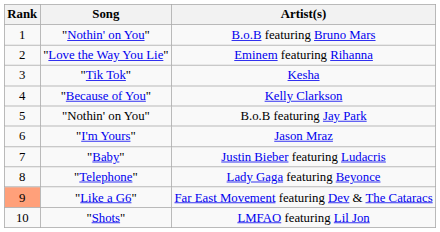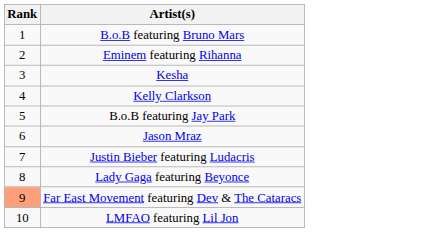- column: (106, 14)
